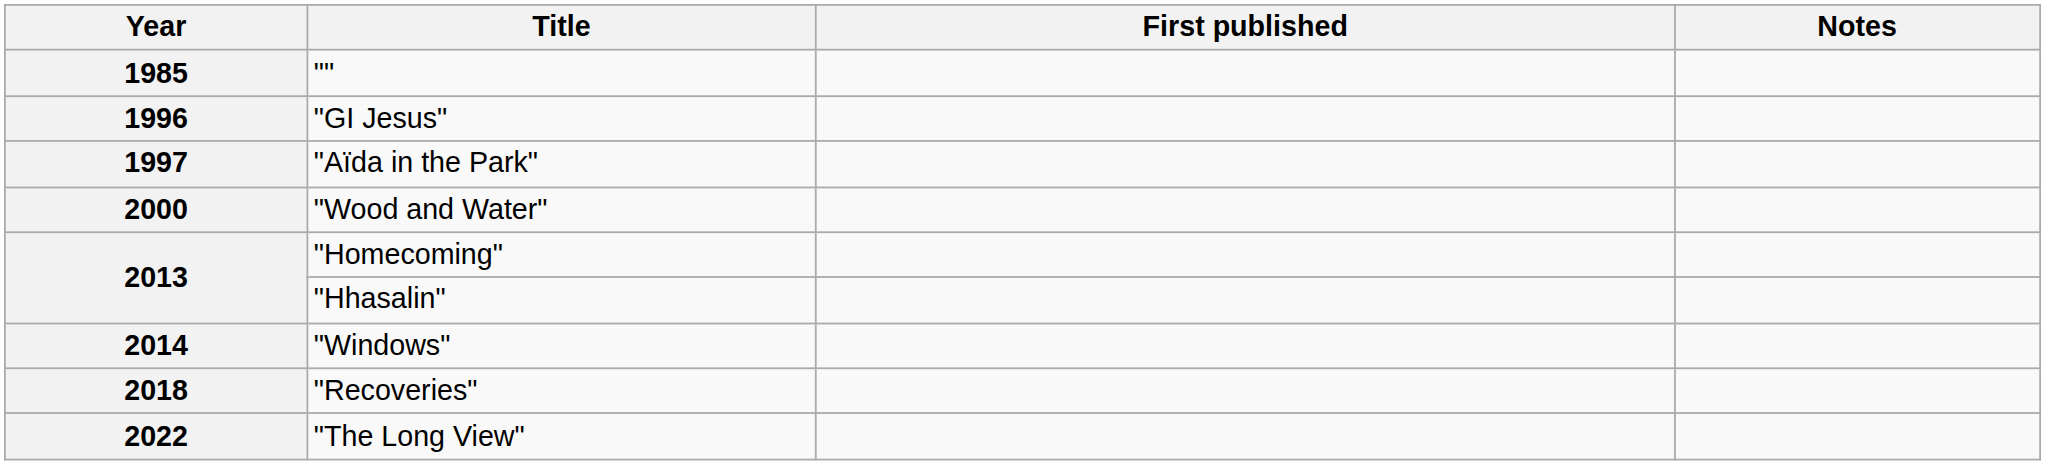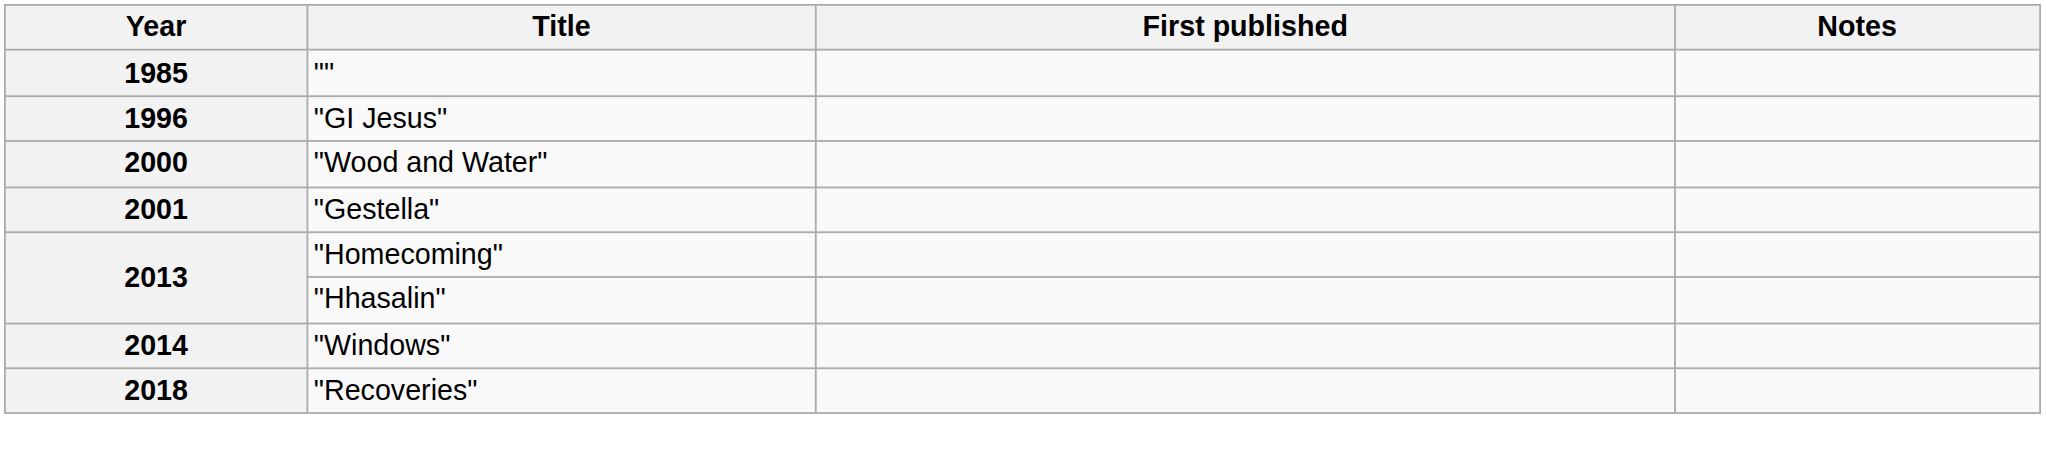- row: (156, 163)
+ row: (156, 208)
- row: (156, 436)
